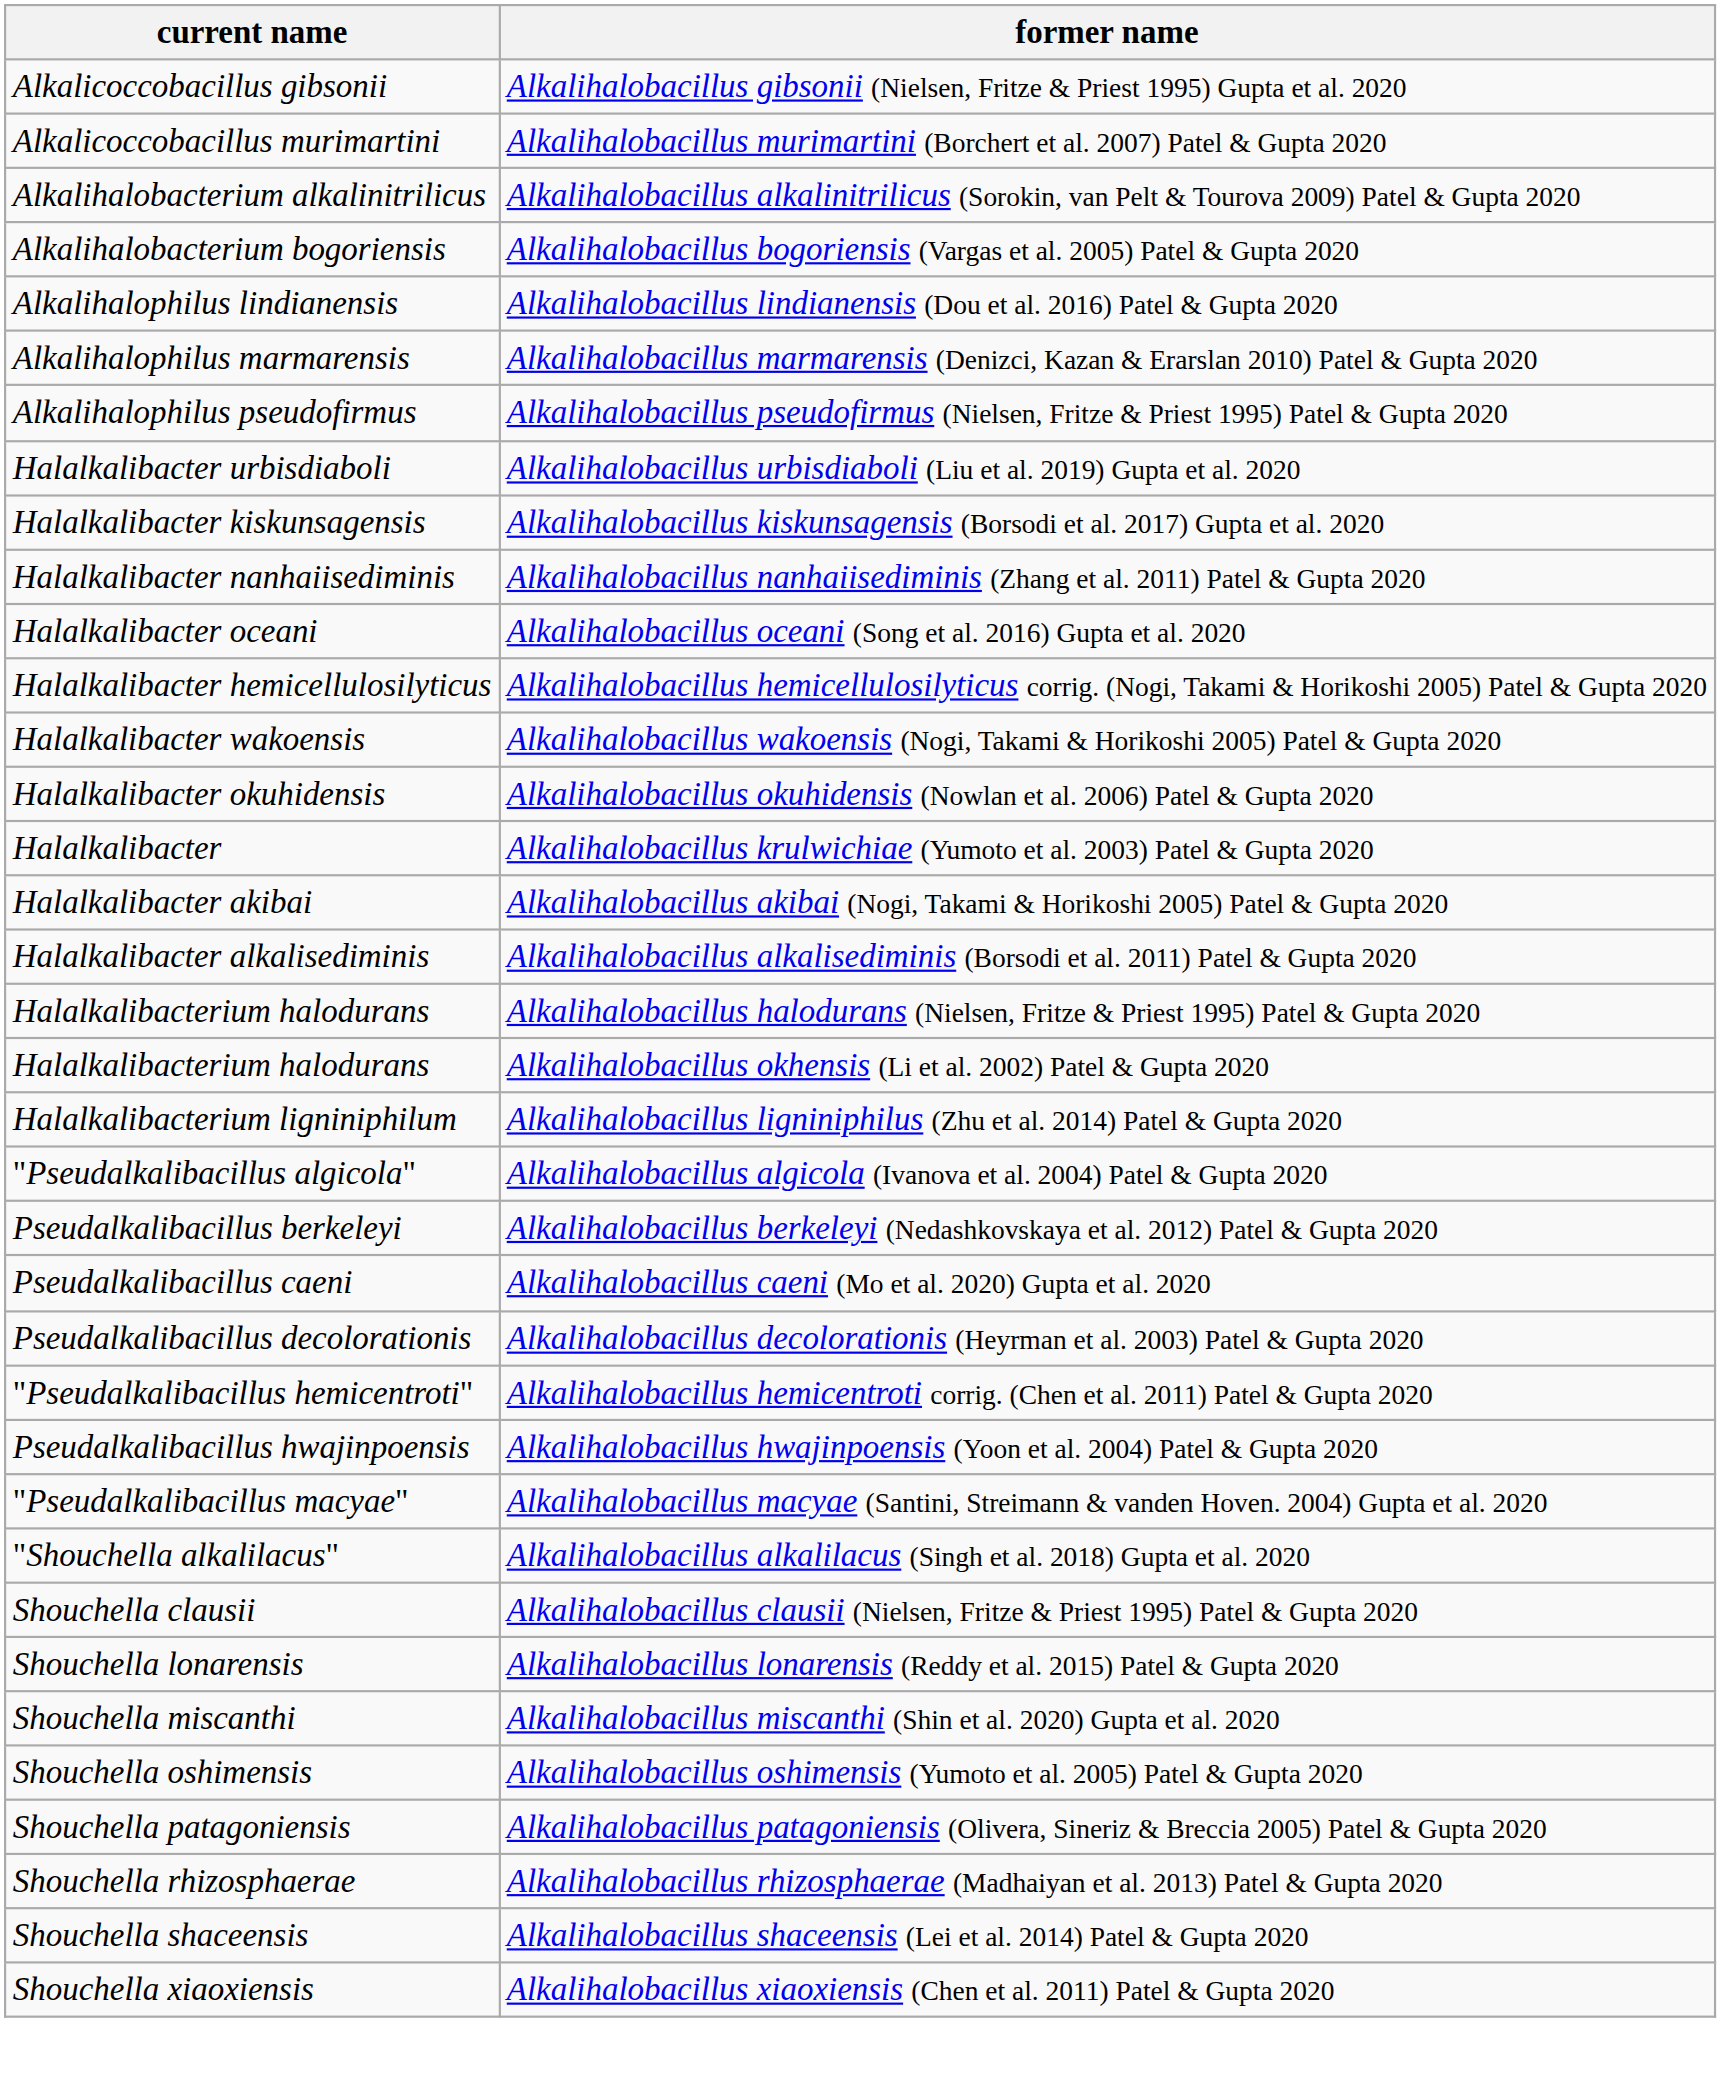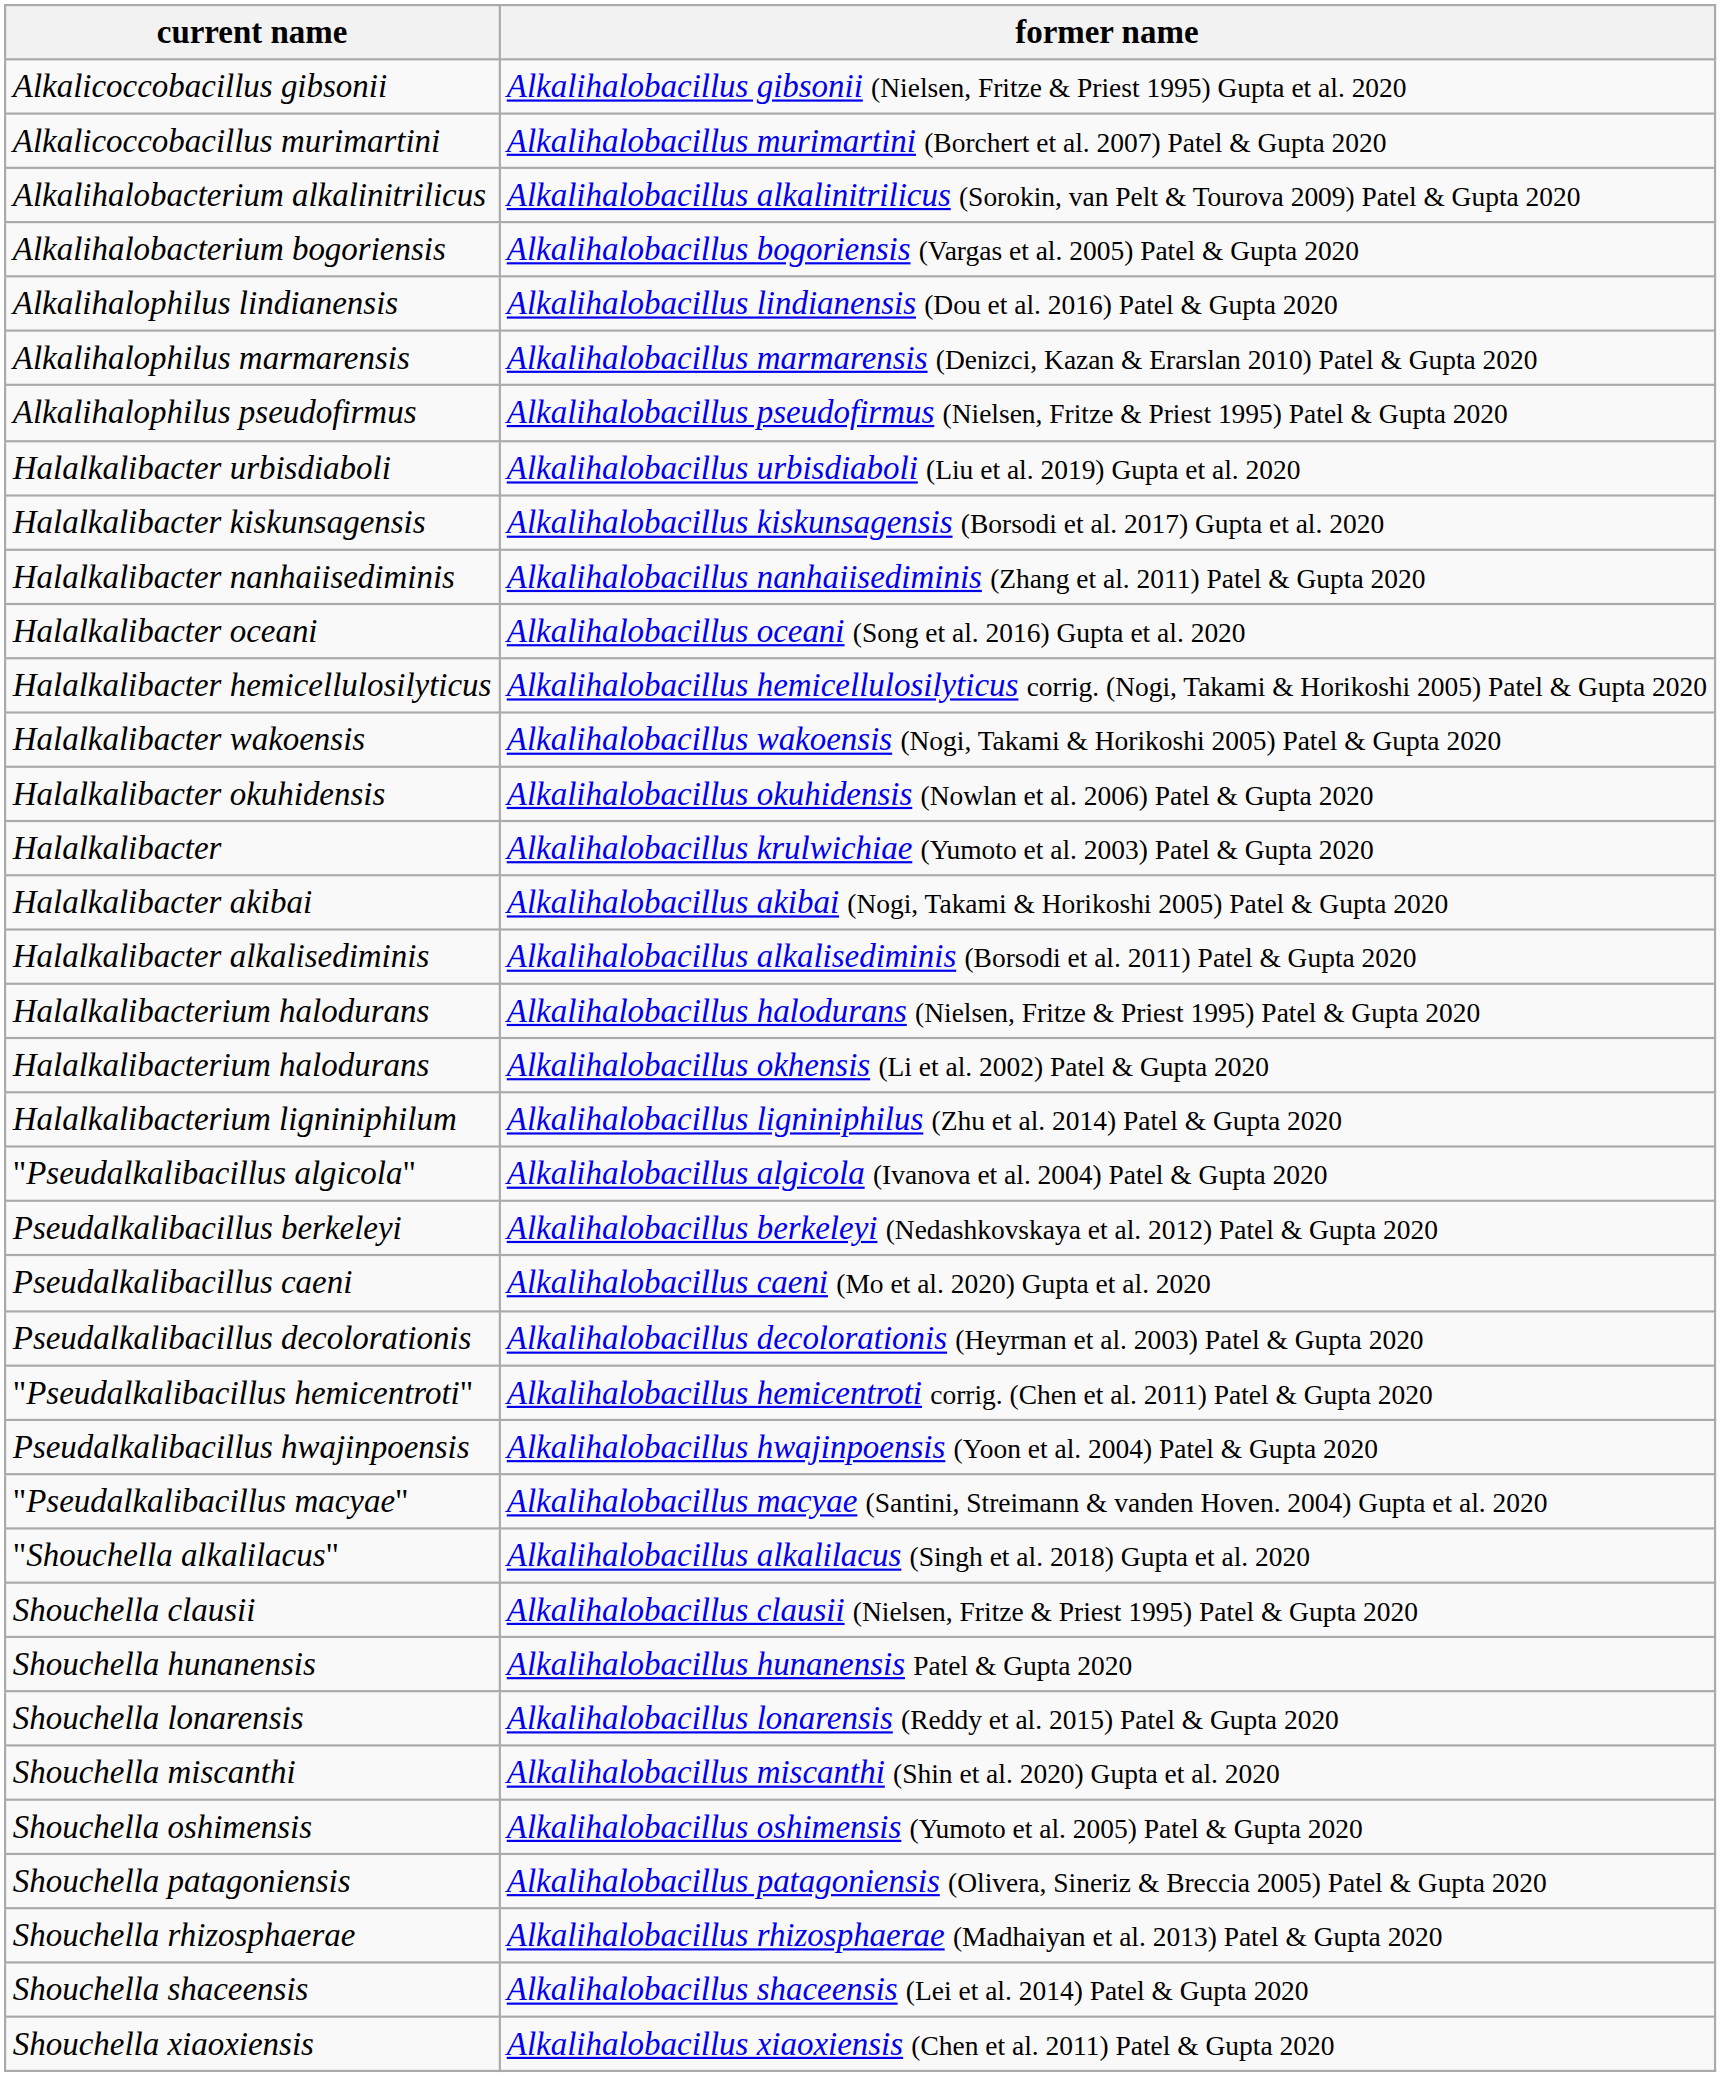+ row: (819, 1663)
